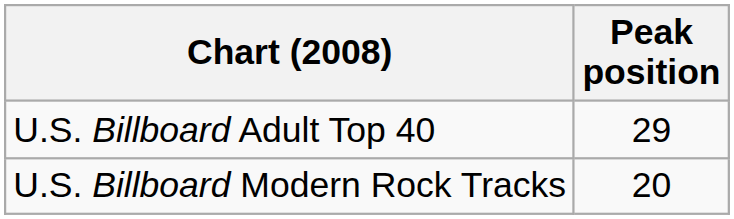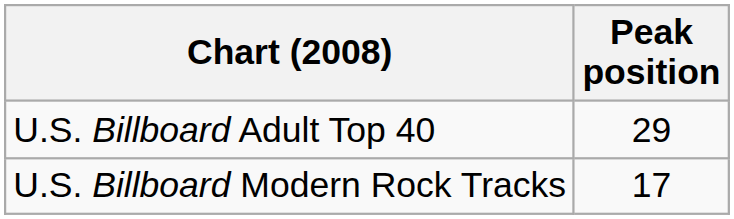(651, 185) 20 -> (651, 185) 17
